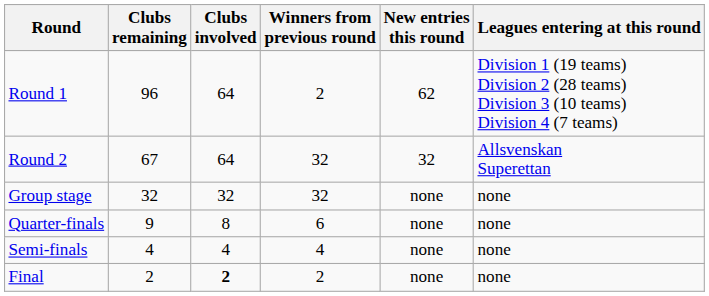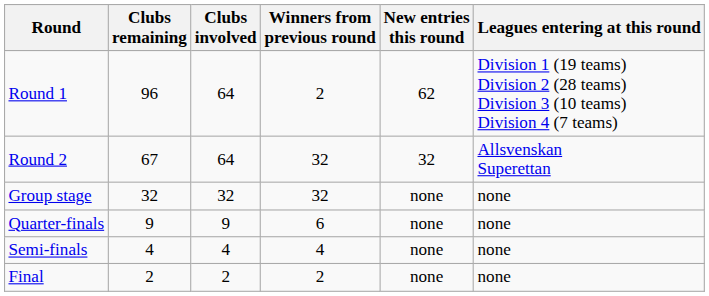(226, 222) 8 -> (226, 222) 9
(226, 277) bold -> (226, 277) normal
